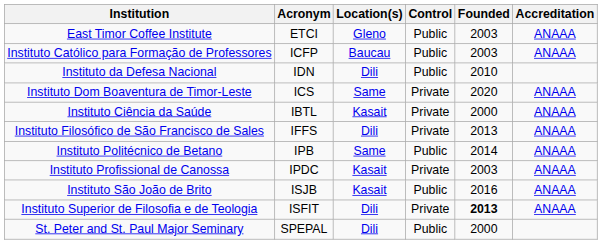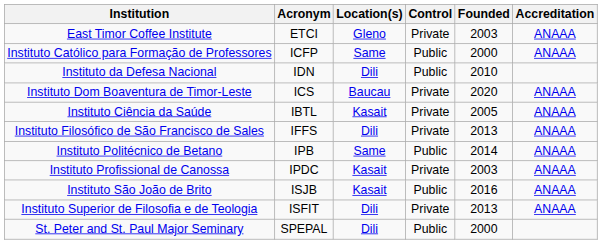(430, 33) Public -> (430, 33) Private
(370, 53) Baucau -> (370, 53) Same
(484, 53) 2003 -> (484, 53) 2000
(370, 92) Same -> (370, 92) Baucau
(484, 111) 2000 -> (484, 111) 2005
(484, 209) bold -> (484, 209) normal
